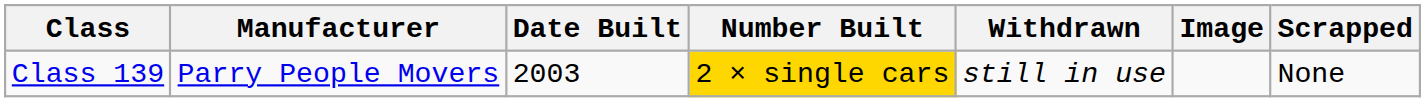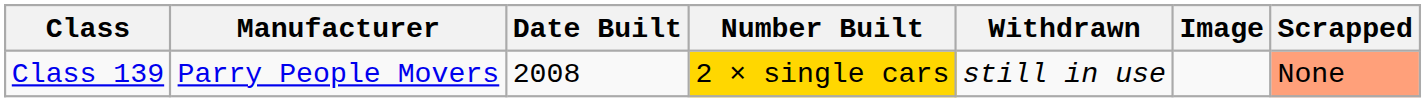(547, 74) 2003 -> (547, 74) 2008
(1311, 74) no background -> (1311, 74) lightsalmon background
